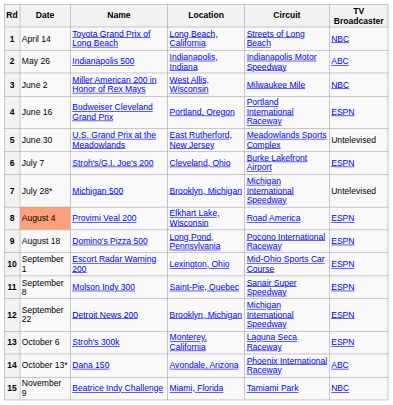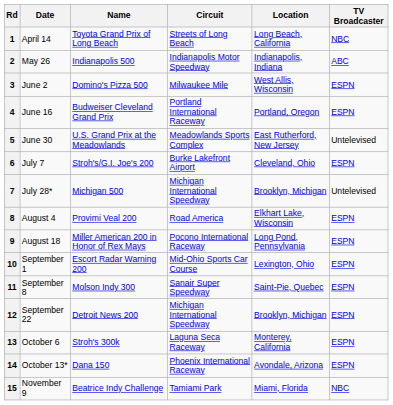columns swapped: (287, 15) <-> (206, 15)
(114, 84) Miller American 200 in Honor of Rex Mays -> (110, 84) Domino's Pizza 500
(340, 84) NBC -> (343, 84) ESPN
(39, 218) lightsalmon background -> (39, 218) no background
(110, 241) Domino's Pizza 500 -> (114, 241) Miller American 200 in Honor of Rex Mays
(340, 365) ABC -> (343, 365) ESPN
